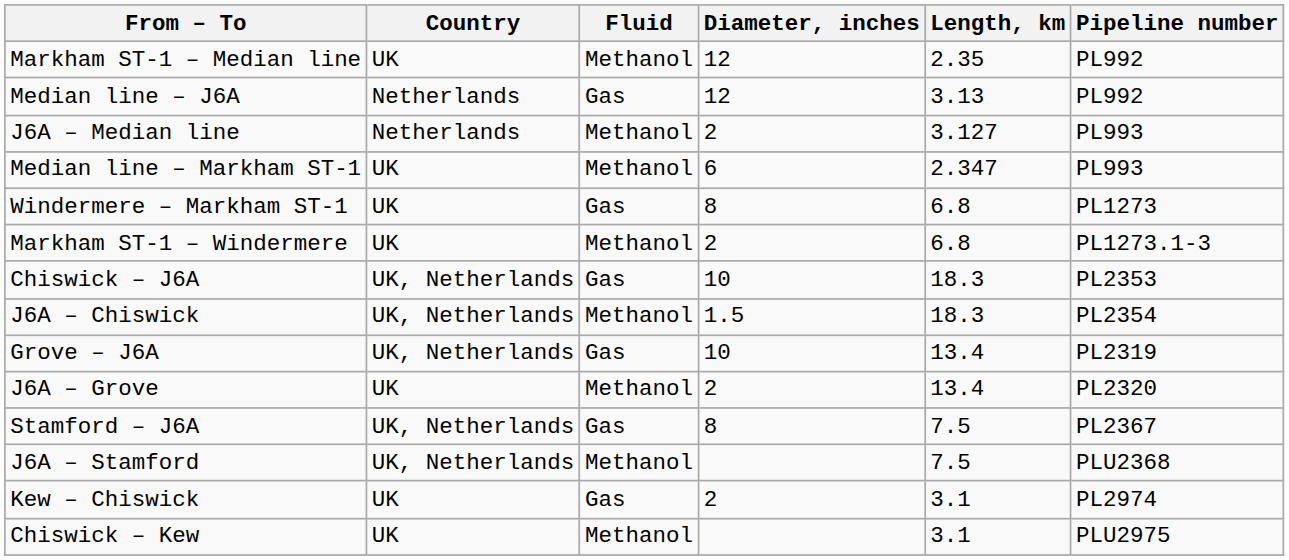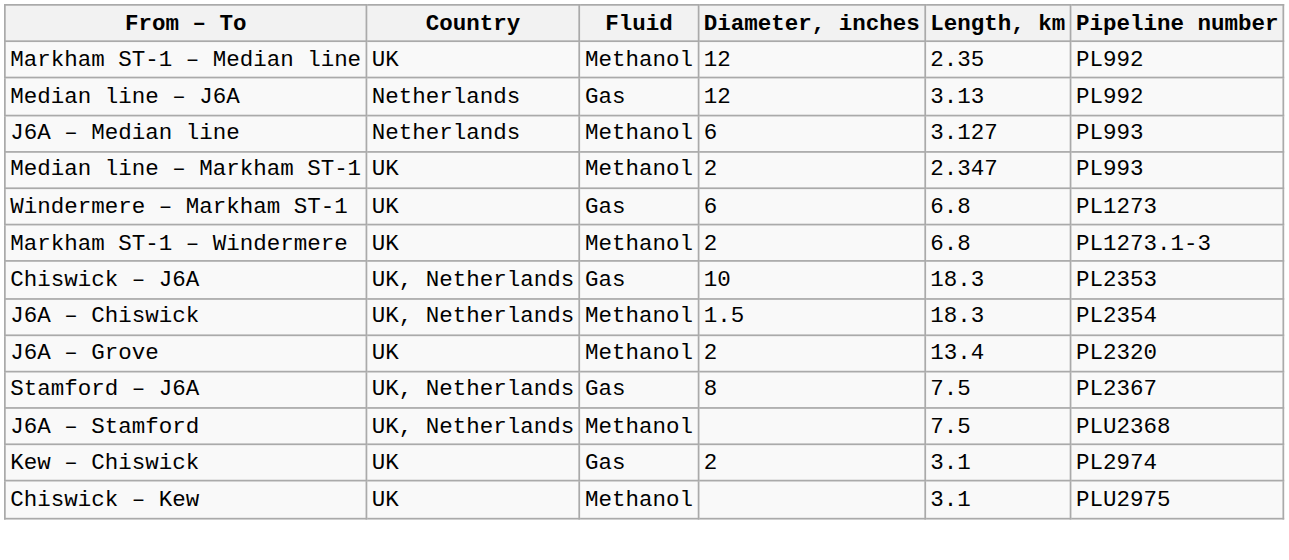(710, 133) 2 -> (710, 133) 6
(710, 170) 6 -> (710, 170) 2
(710, 206) 8 -> (710, 206) 6
- row: (84, 353)
